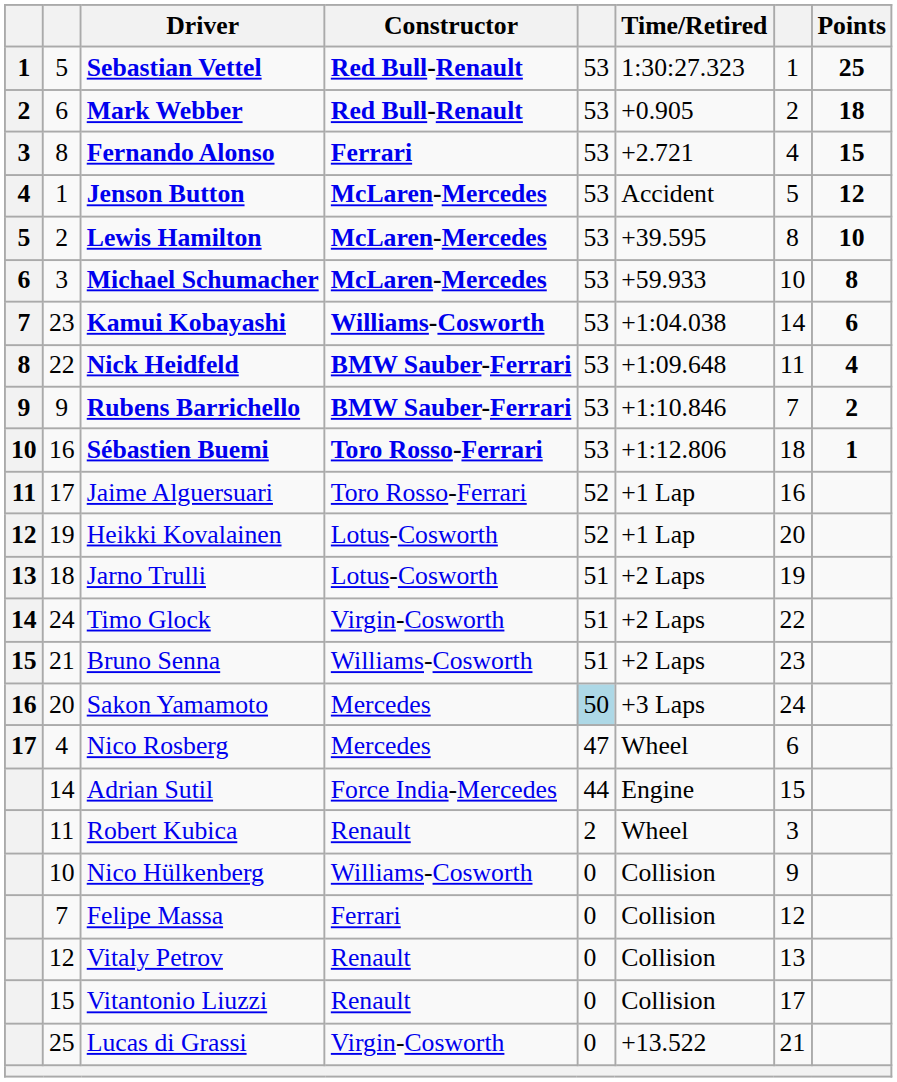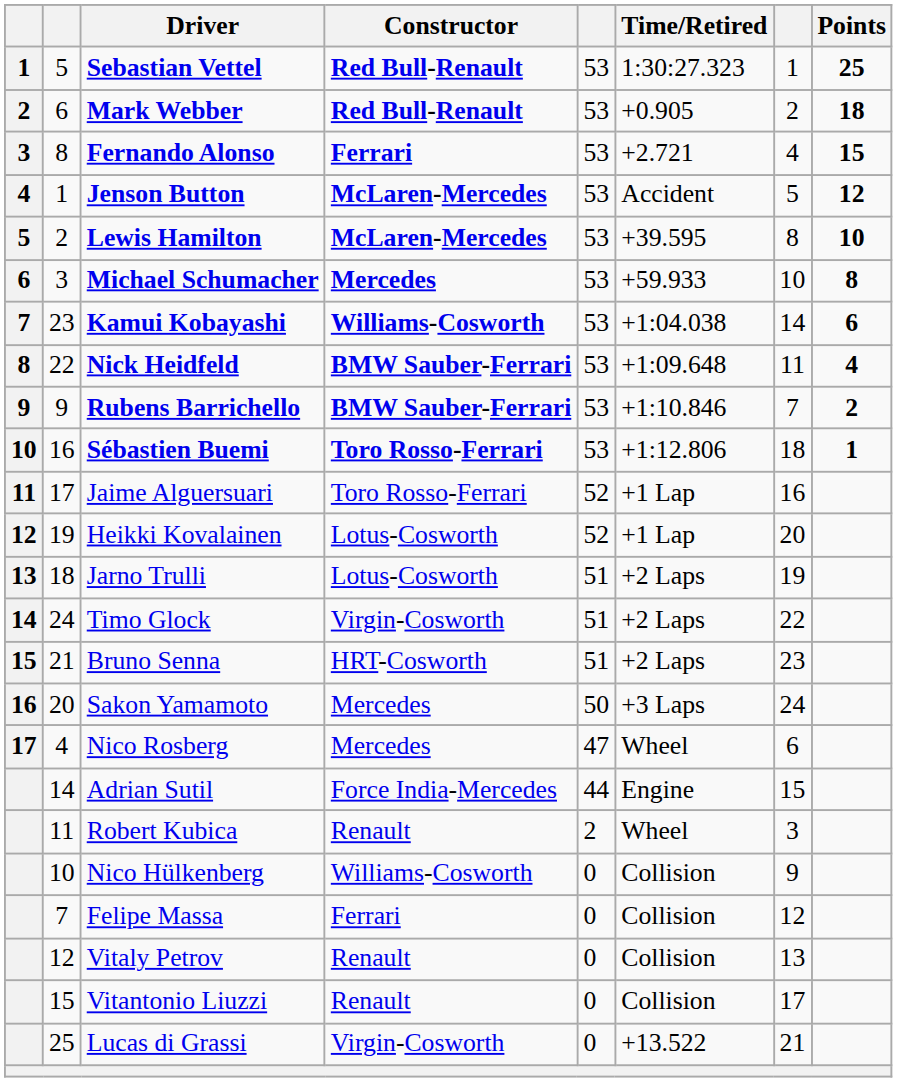(439, 279) McLaren-Mercedes -> (383, 279) Mercedes
(432, 661) Williams-Cosworth -> (409, 661) HRT-Cosworth
(596, 703) lightblue background -> (596, 703) no background
